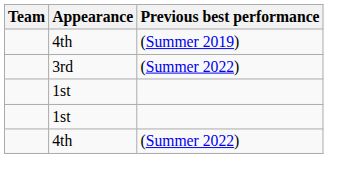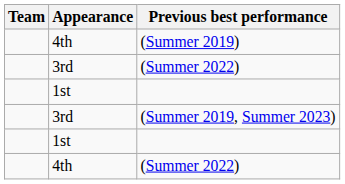+ row: (63, 116)
